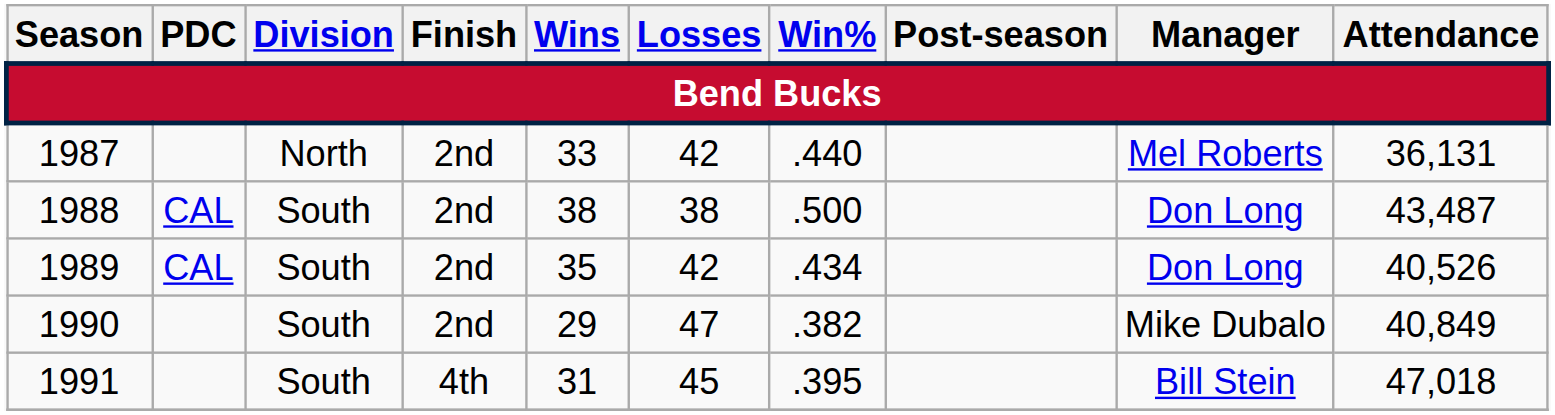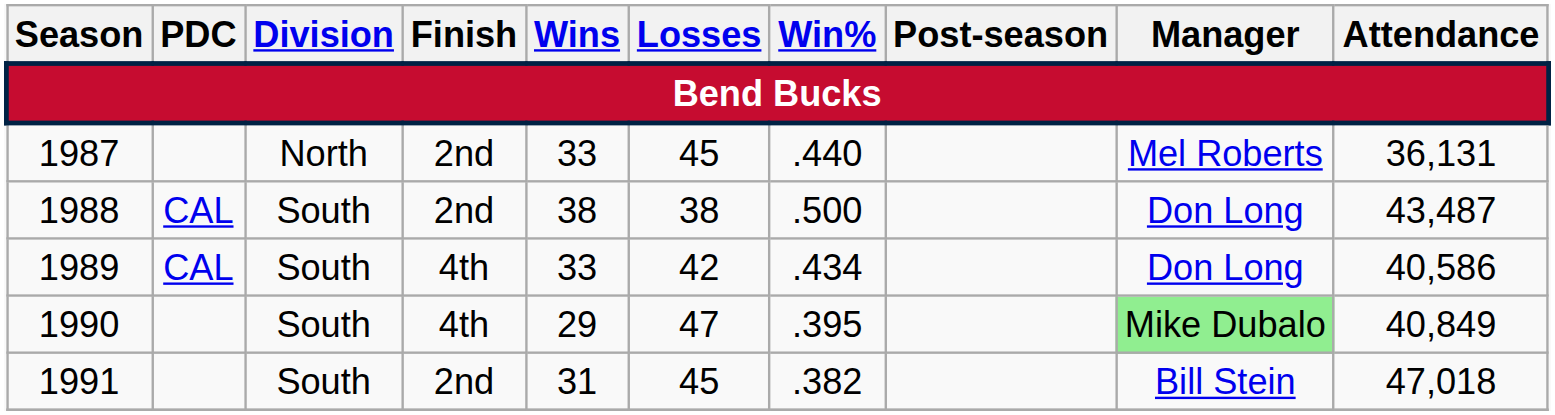(699, 153) 42 -> (699, 153) 45
(464, 268) 2nd -> (464, 268) 4th
(577, 268) 35 -> (577, 268) 33
(1441, 268) 40,526 -> (1441, 268) 40,586
(464, 325) 2nd -> (464, 325) 4th
(827, 325) .382 -> (827, 325) .395
(1225, 325) no background -> (1225, 325) lightgreen background
(464, 382) 4th -> (464, 382) 2nd
(827, 382) .395 -> (827, 382) .382
